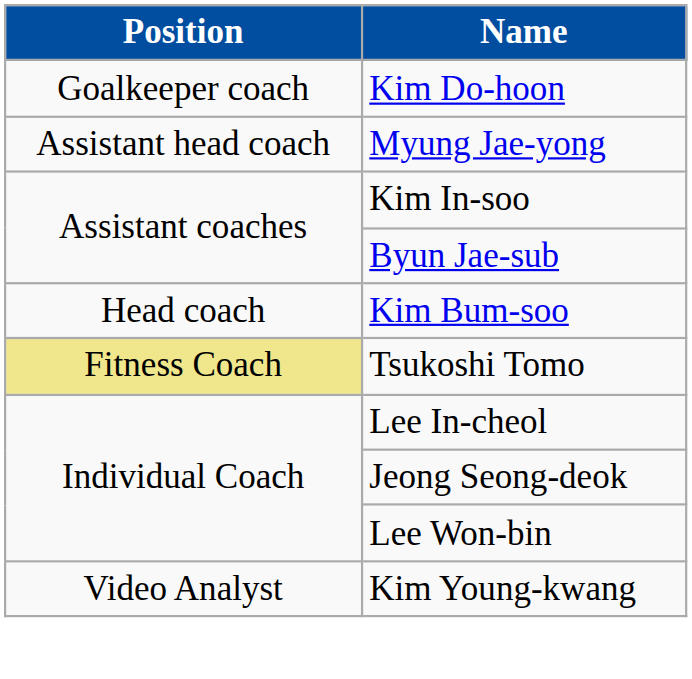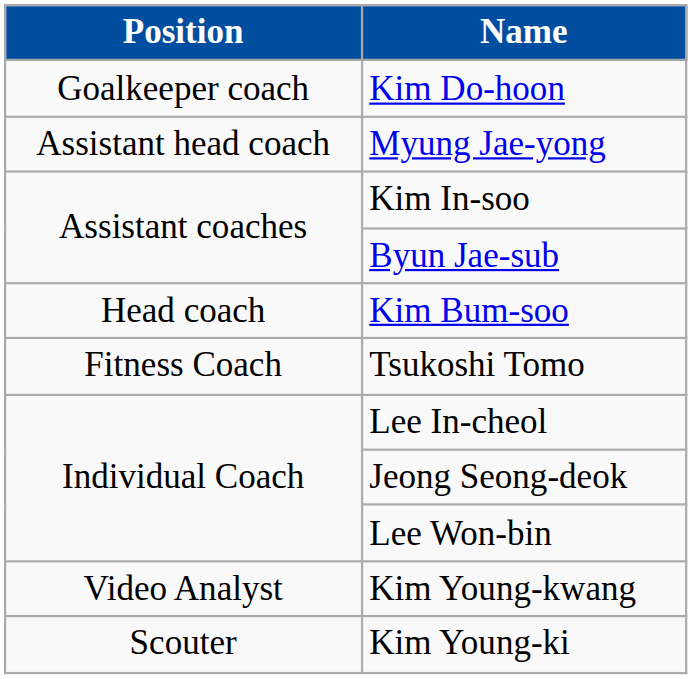(183, 365) khaki background -> (183, 365) no background
+ row: (470, 643)
